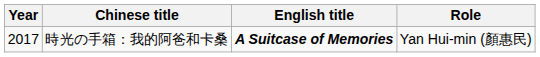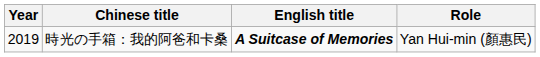(23, 39) 2017 -> (23, 39) 2019
